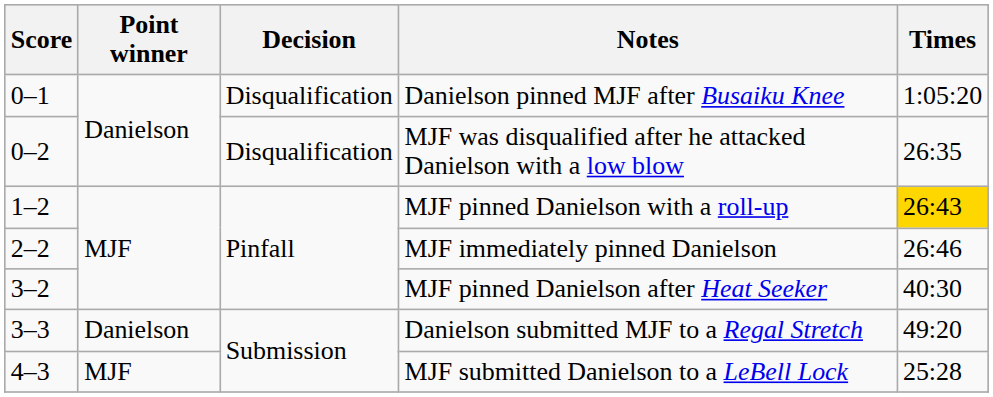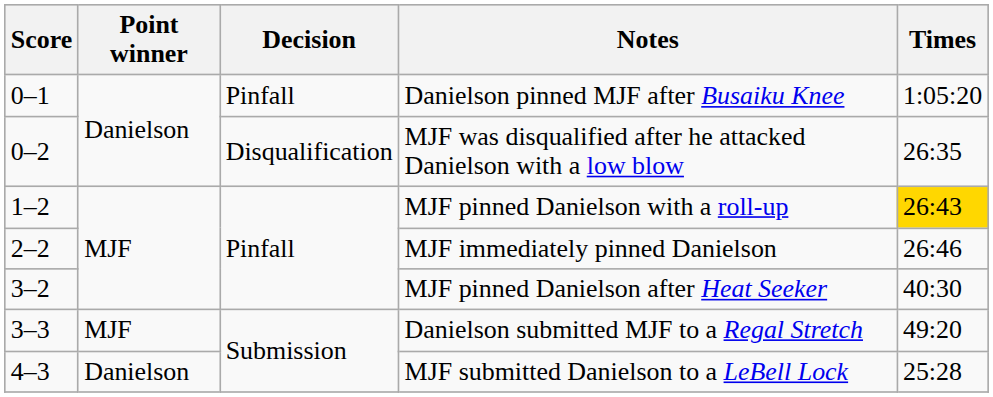(309, 95) Disqualification -> (260, 95) Pinfall
(137, 330) Danielson -> (108, 330) MJF
(108, 371) MJF -> (137, 371) Danielson
